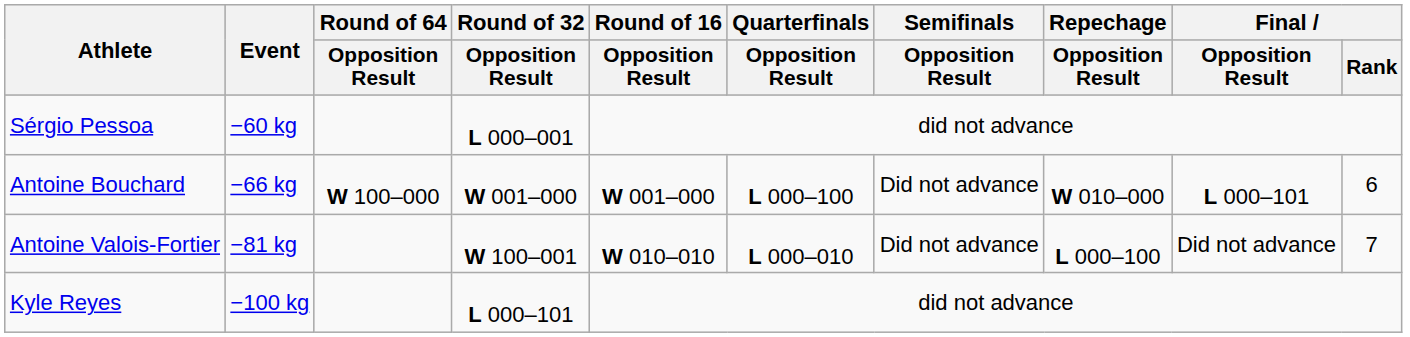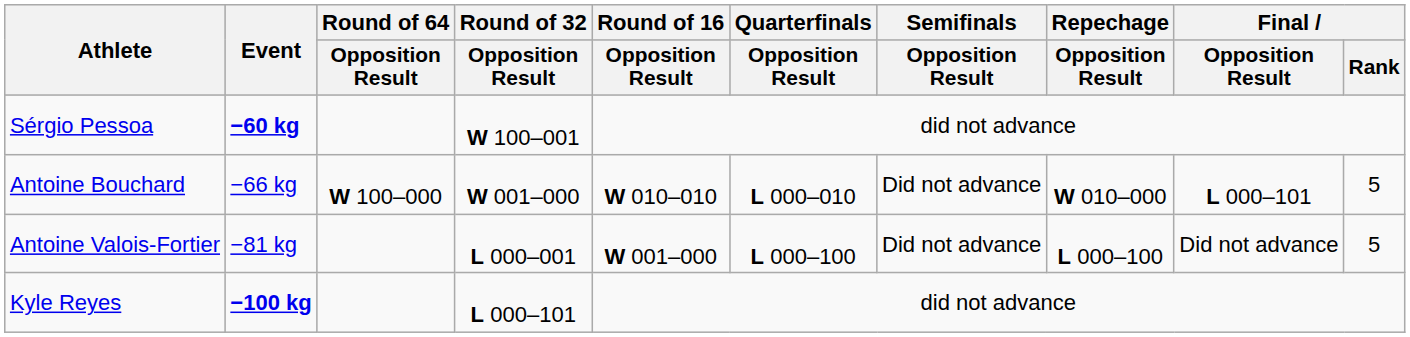(264, 125) normal -> (265, 125) bold
(521, 138) L 000–001 -> (523, 138) W 100–001
(658, 197) W 001–000 -> (661, 197) W 010–010
(801, 197) L 000–100 -> (803, 197) L 000–010
(1372, 185) 6 -> (1374, 185) 5
(521, 256) W 100–001 -> (523, 256) L 000–001
(658, 256) W 010–010 -> (661, 256) W 001–000
(801, 256) L 000–010 -> (803, 256) L 000–100
(1372, 244) 7 -> (1374, 244) 5
(270, 303) normal -> (271, 303) bold
